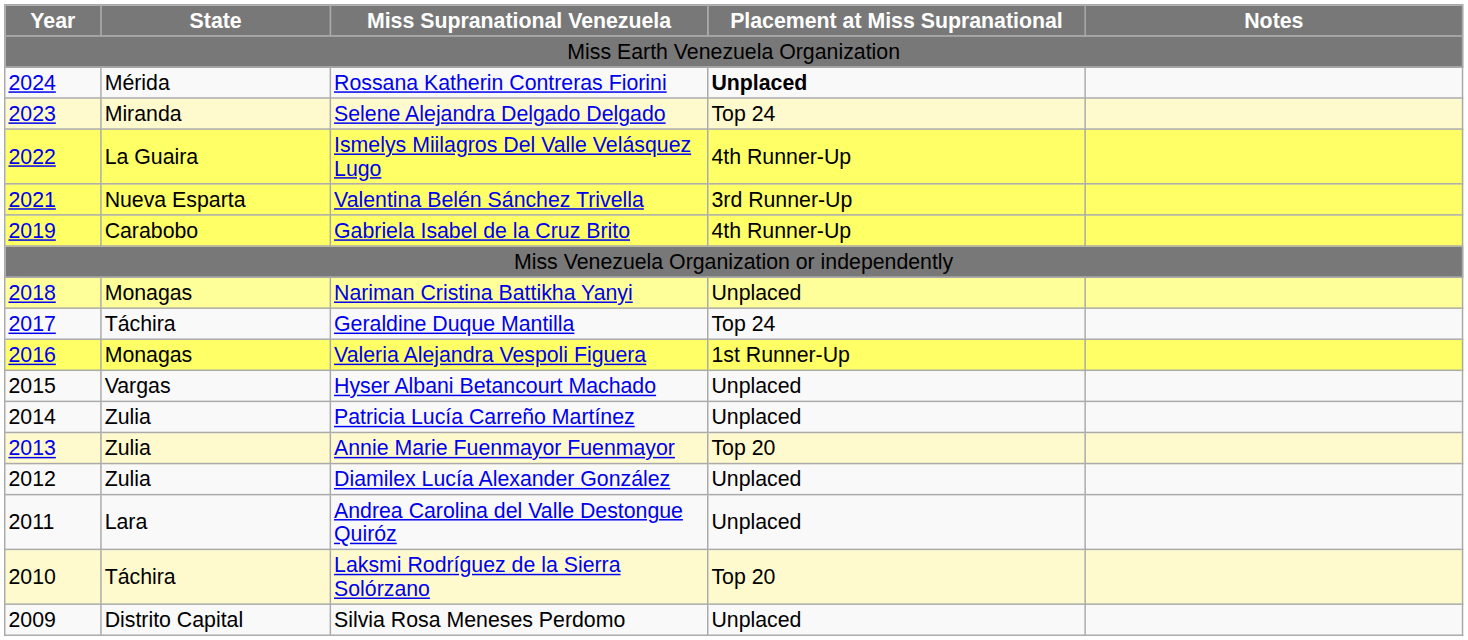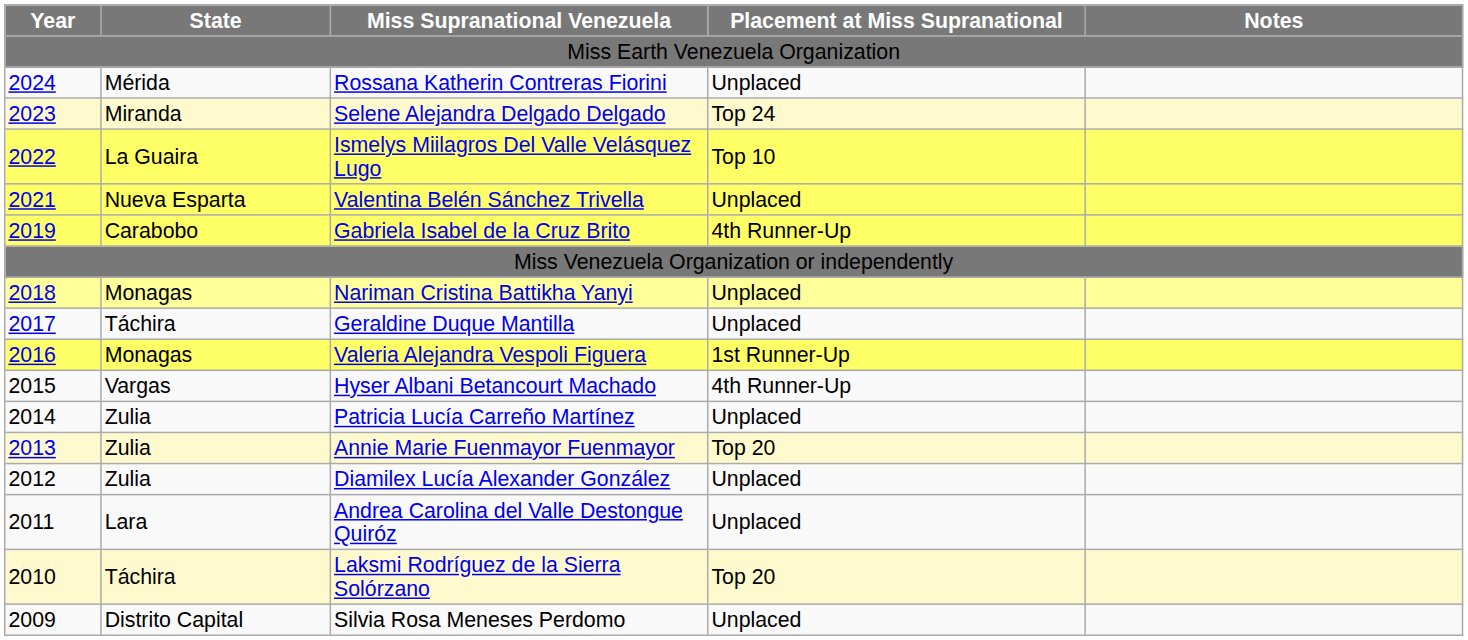(759, 82) bold -> (756, 82) normal
(781, 156) 4th Runner-Up -> (743, 156) Top 10
(782, 199) 3rd Runner-Up -> (756, 199) Unplaced
(743, 324) Top 24 -> (756, 324) Unplaced
(756, 386) Unplaced -> (781, 386) 4th Runner-Up
